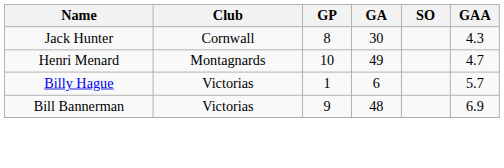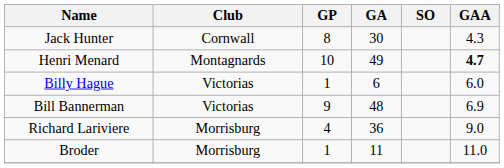(475, 60) normal -> (475, 60) bold
(475, 83) 5.7 -> (475, 83) 6.0
+ row: (79, 128)
+ row: (79, 151)
